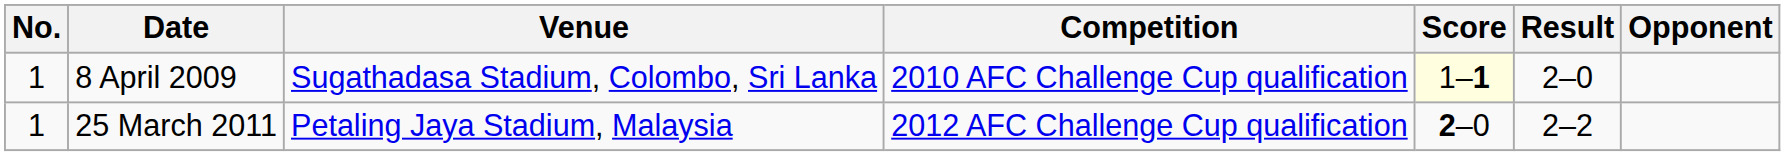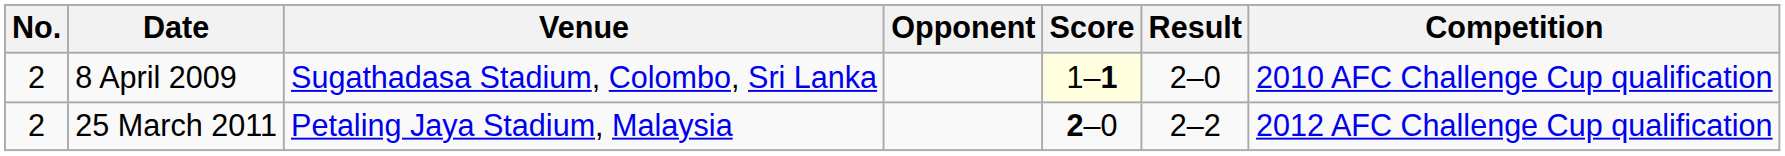columns swapped: (1700, 28) <-> (1149, 28)
(37, 77) 1 -> (37, 77) 2
(37, 125) 1 -> (37, 125) 2
